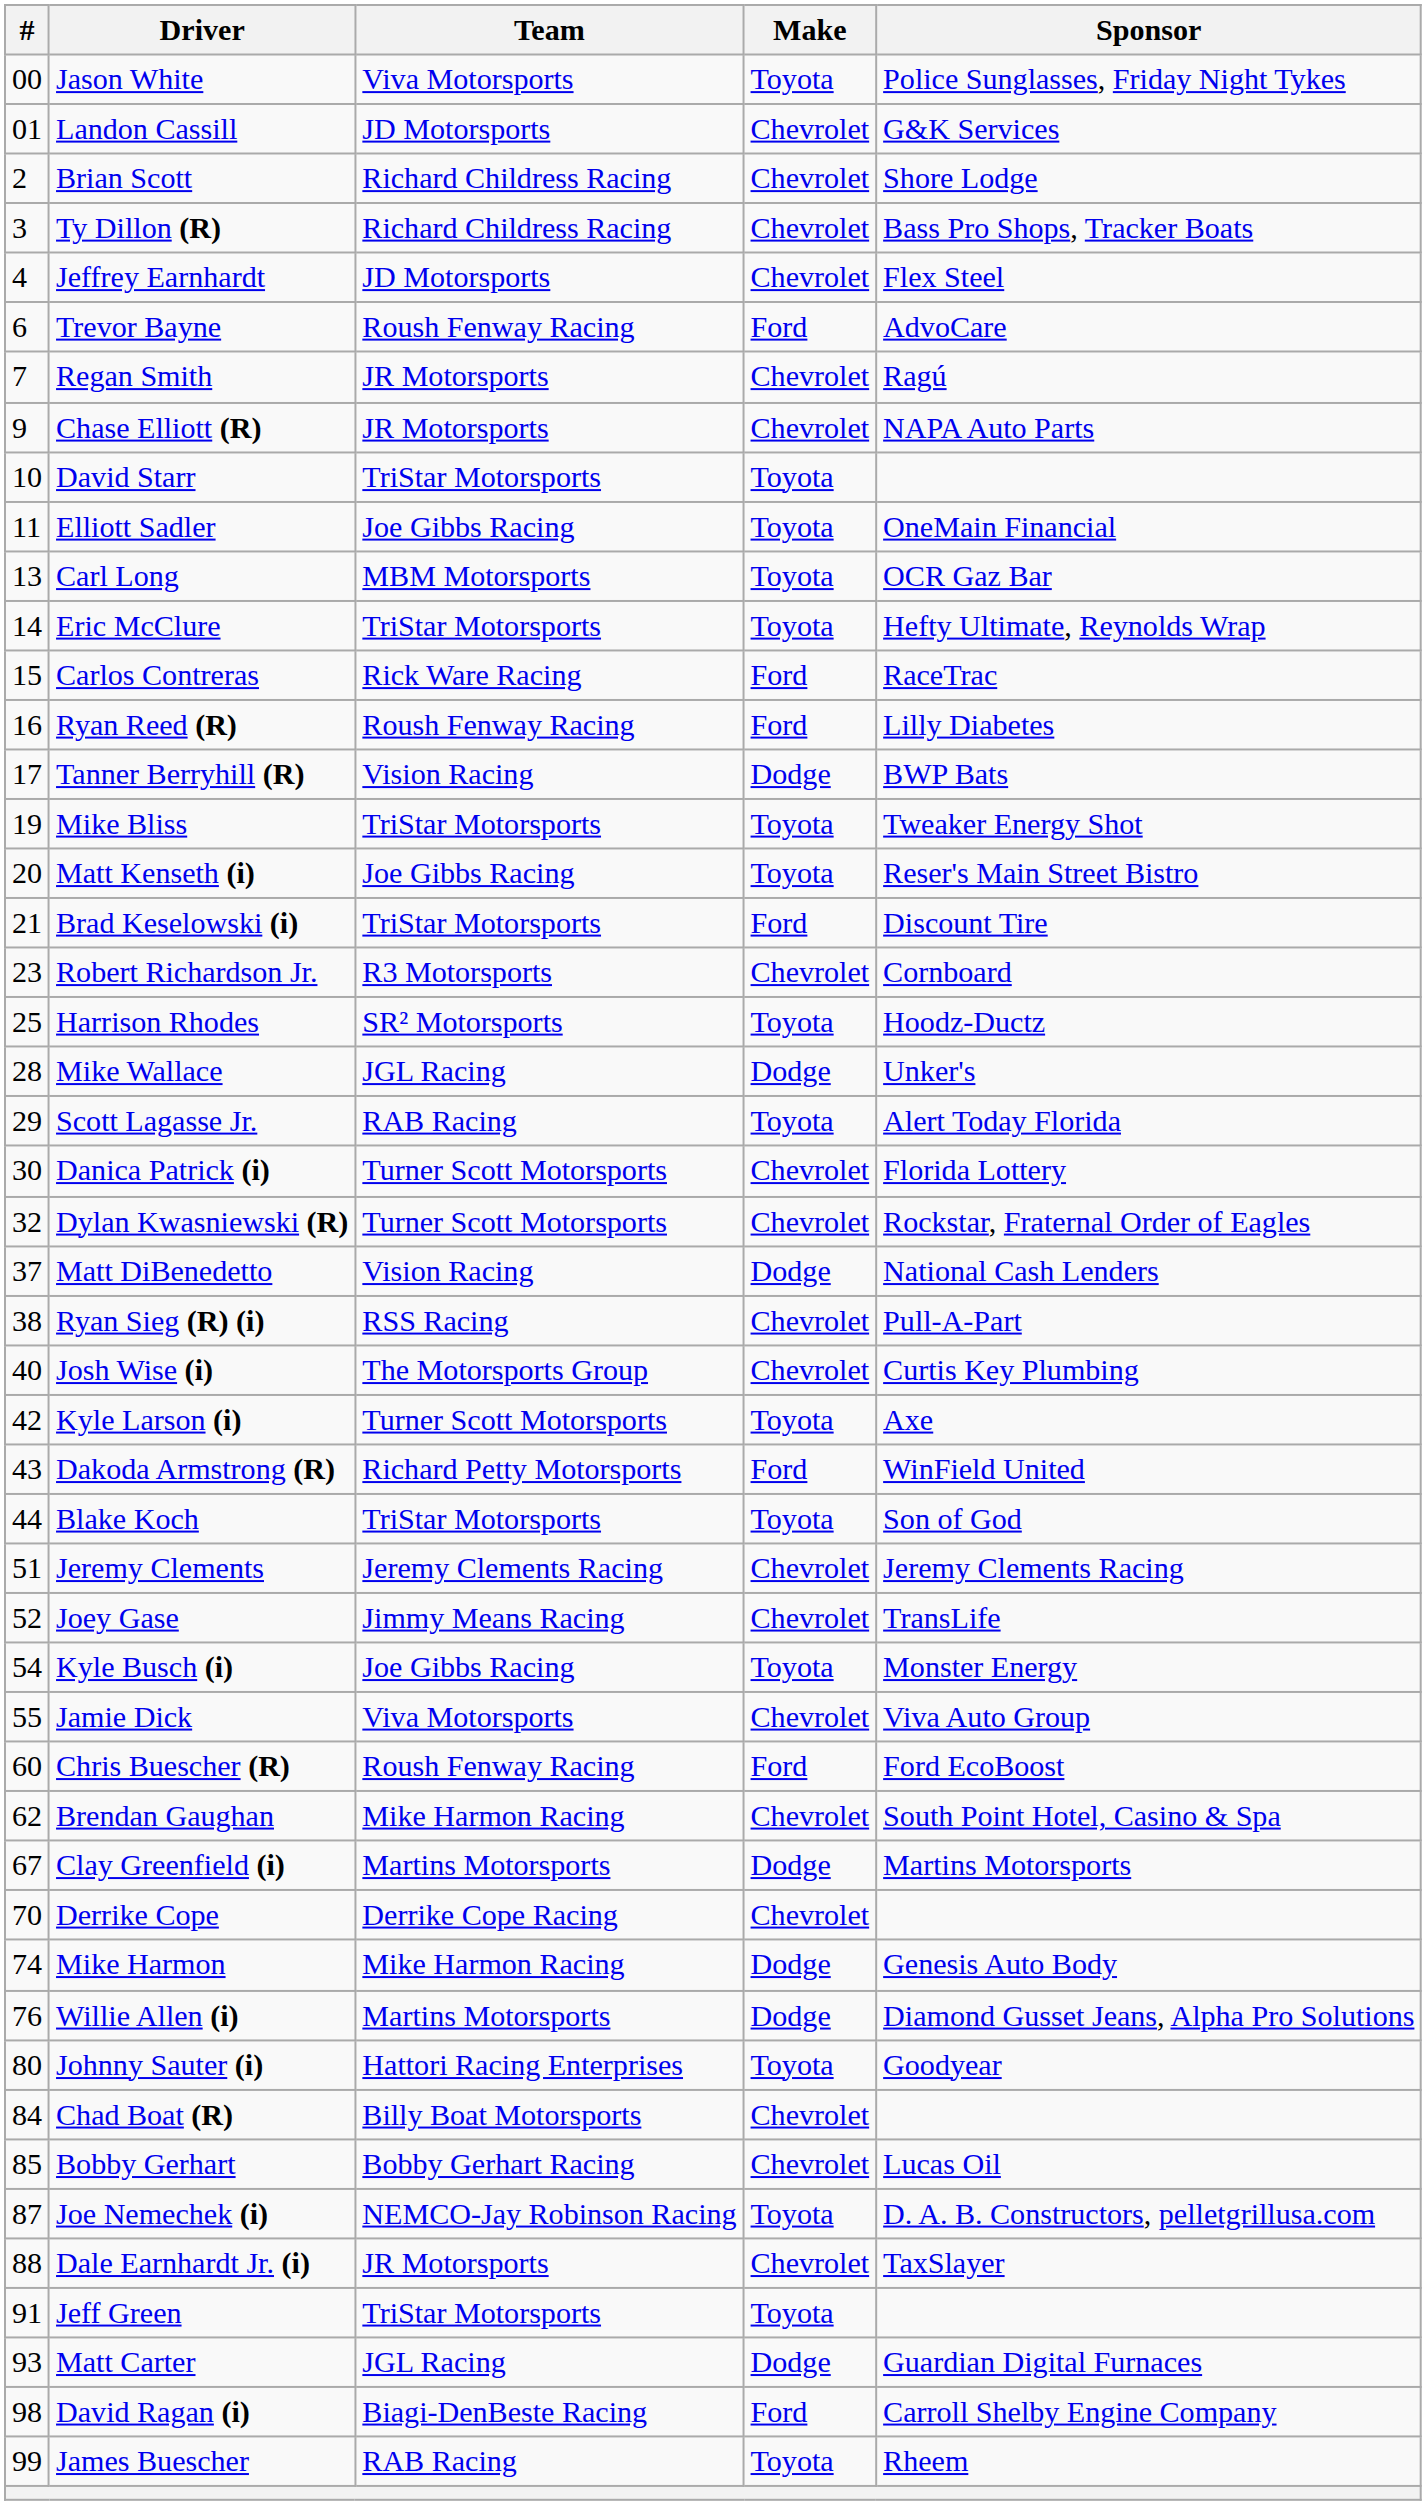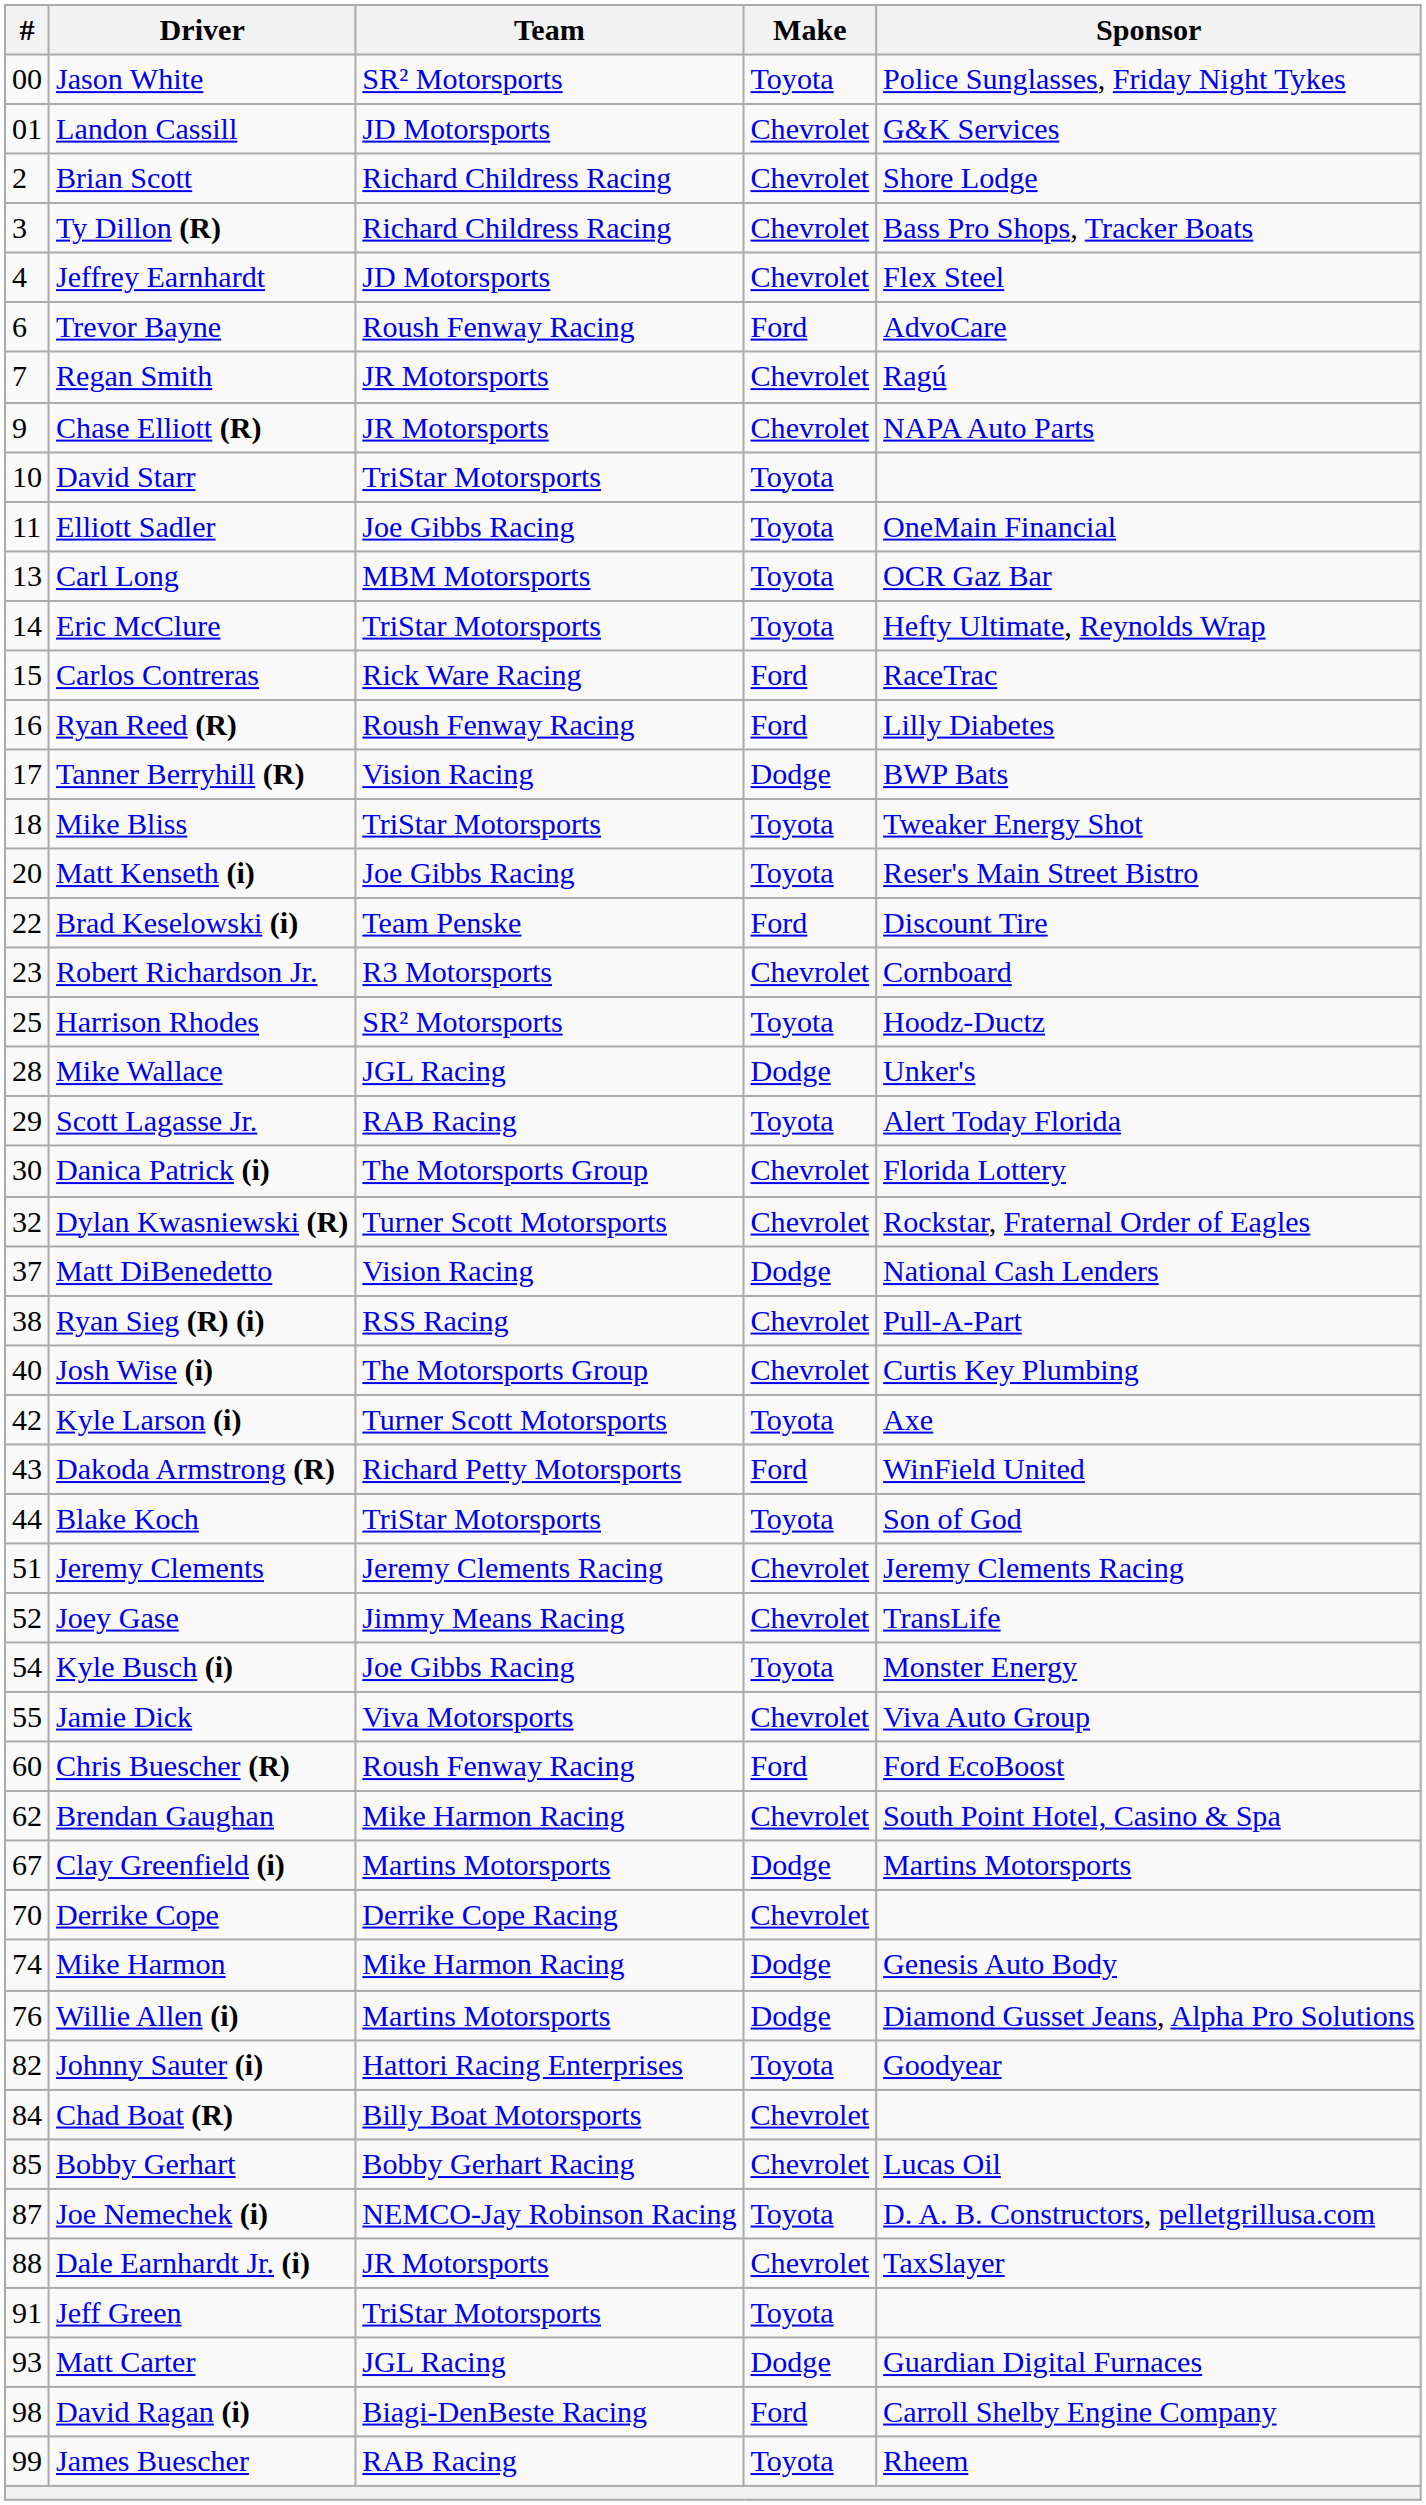(468, 79) Viva Motorsports -> (463, 79) SR² Motorsports
(27, 823) 19 -> (27, 823) 18
(27, 922) 21 -> (27, 922) 22
(482, 922) TriStar Motorsports -> (442, 922) Team Penske
(515, 1170) Turner Scott Motorsports -> (505, 1170) The Motorsports Group
(27, 2064) 80 -> (27, 2064) 82
